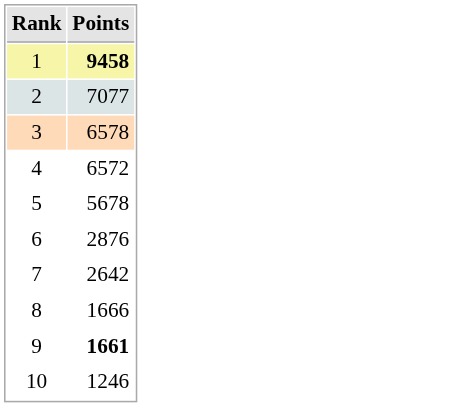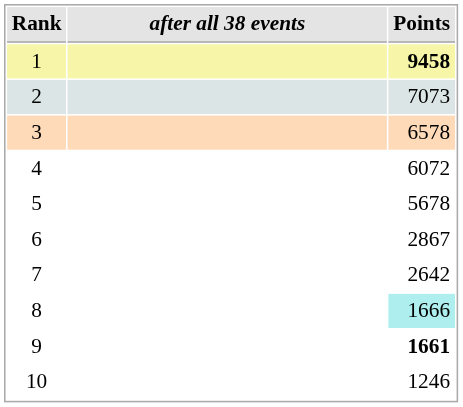+ column: (227, 23)
(108, 96) 7077 -> (429, 96) 7073
(108, 168) 6572 -> (429, 168) 6072
(108, 239) 2876 -> (429, 239) 2867
(108, 310) no background -> (429, 310) paleturquoise background
